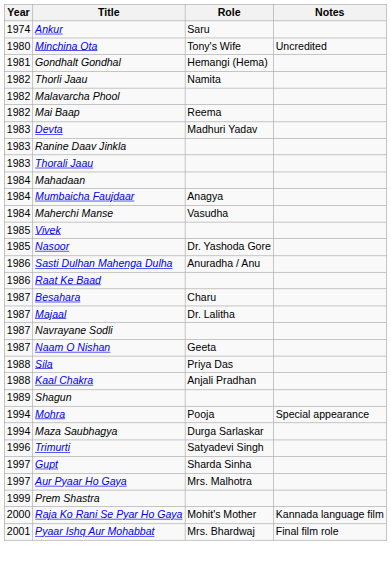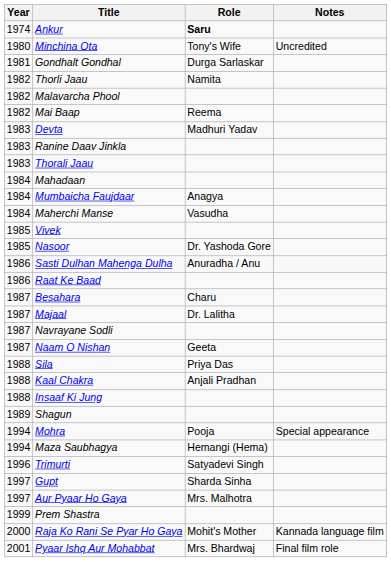(198, 29) normal -> (199, 29) bold
(228, 63) Hemangi (Hema) -> (225, 63) Durga Sarlaskar
+ row: (69, 398)
(225, 431) Durga Sarlaskar -> (228, 448) Hemangi (Hema)
